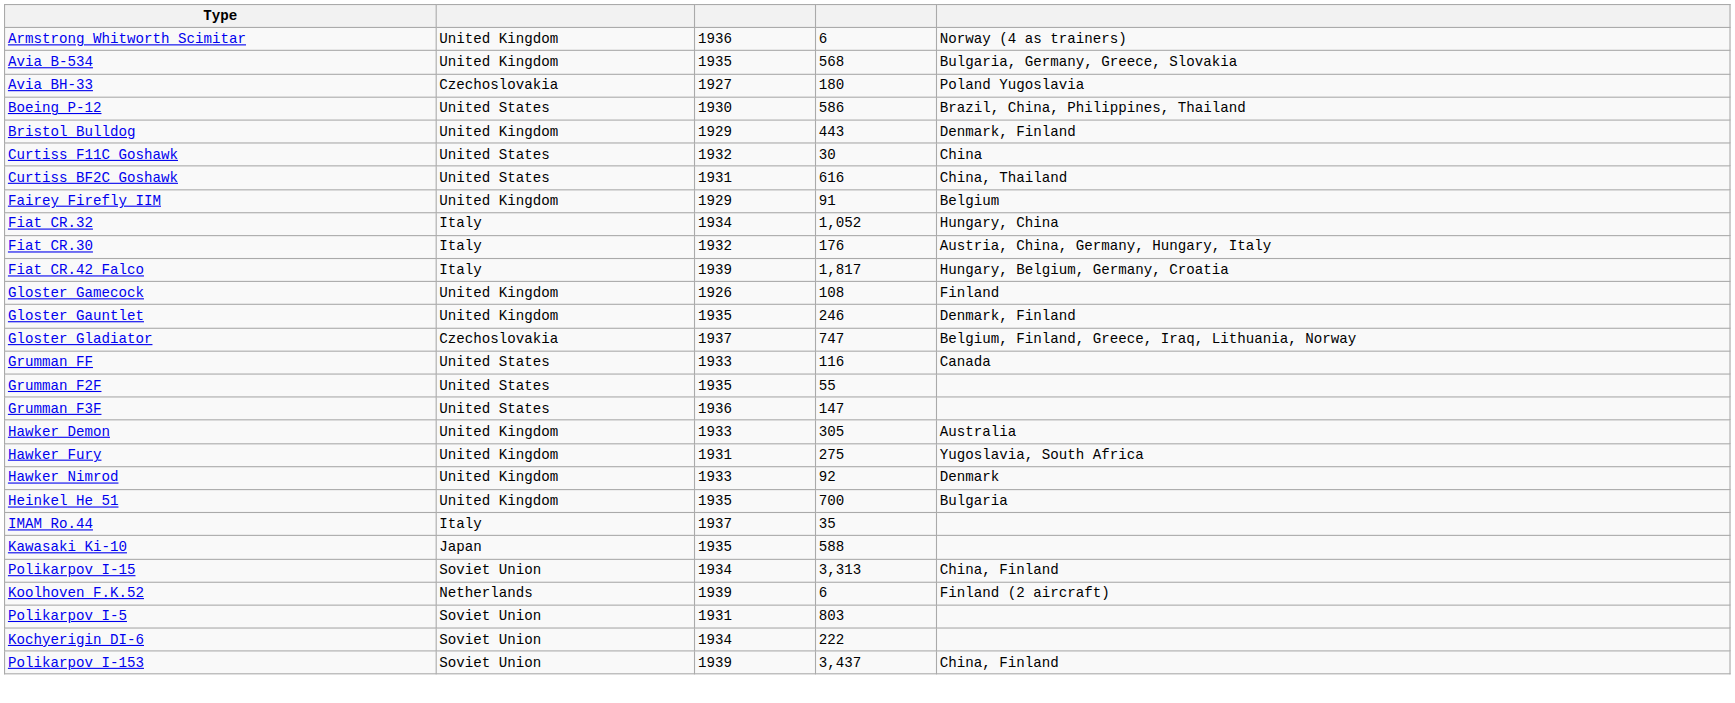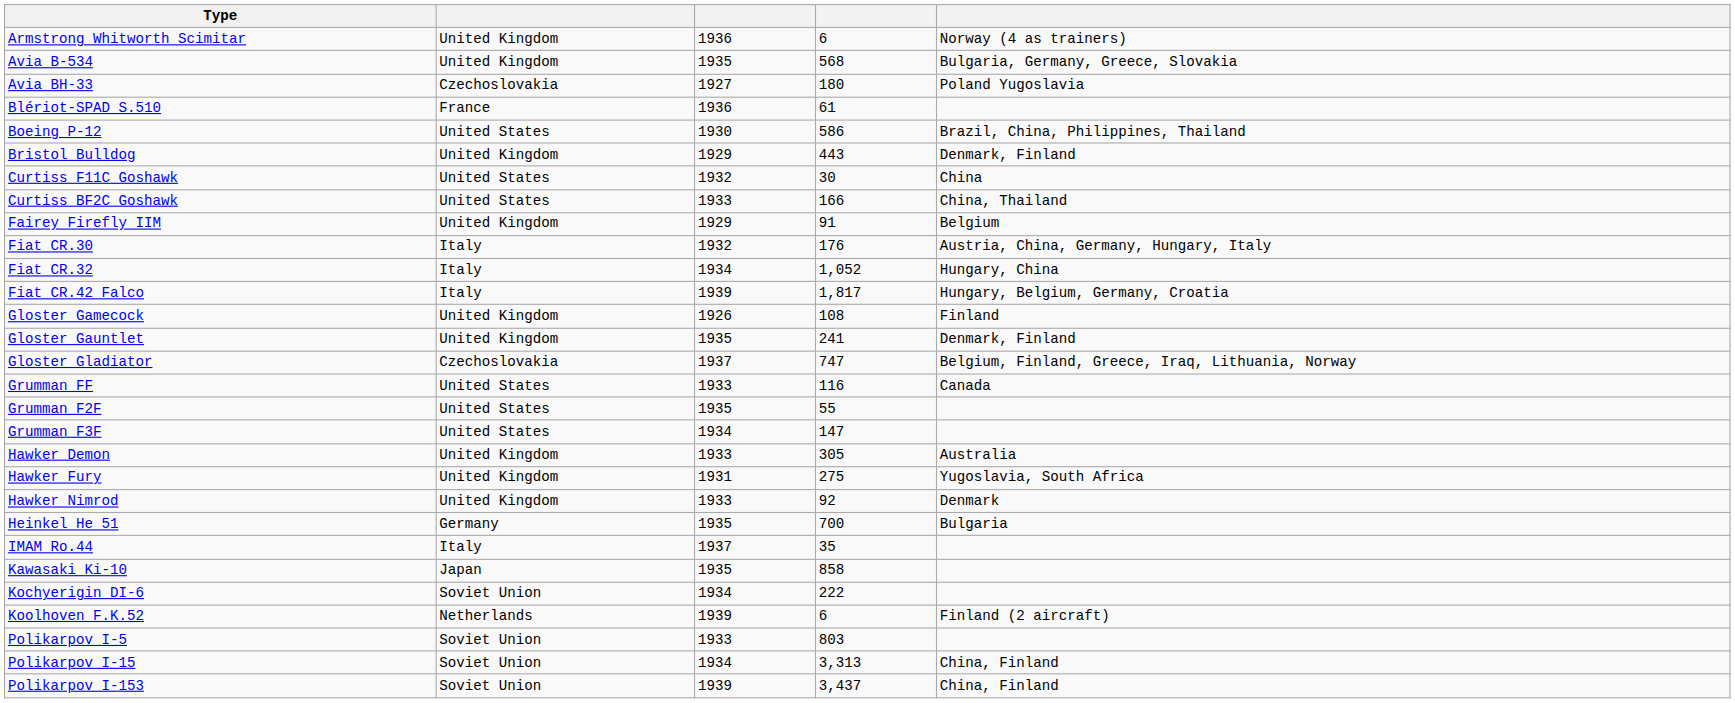+ row: (84, 108)
(715, 178) 1931 -> (715, 201) 1933
(832, 178) 616 -> (832, 201) 166
rows swapped: (50, 247) <-> (50, 224)
(832, 316) 246 -> (832, 339) 241
(715, 409) 1936 -> (715, 432) 1934
(499, 501) United Kingdom -> (469, 524) Germany
(832, 547) 588 -> (832, 570) 858
rows swapped: (76, 640) <-> (72, 570)
(715, 617) 1931 -> (715, 640) 1933
